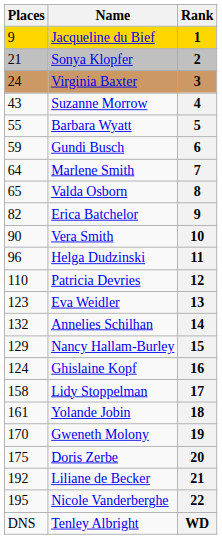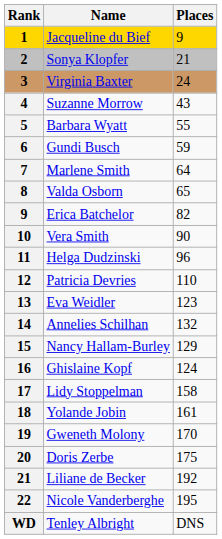columns swapped: (197, 15) <-> (26, 15)
